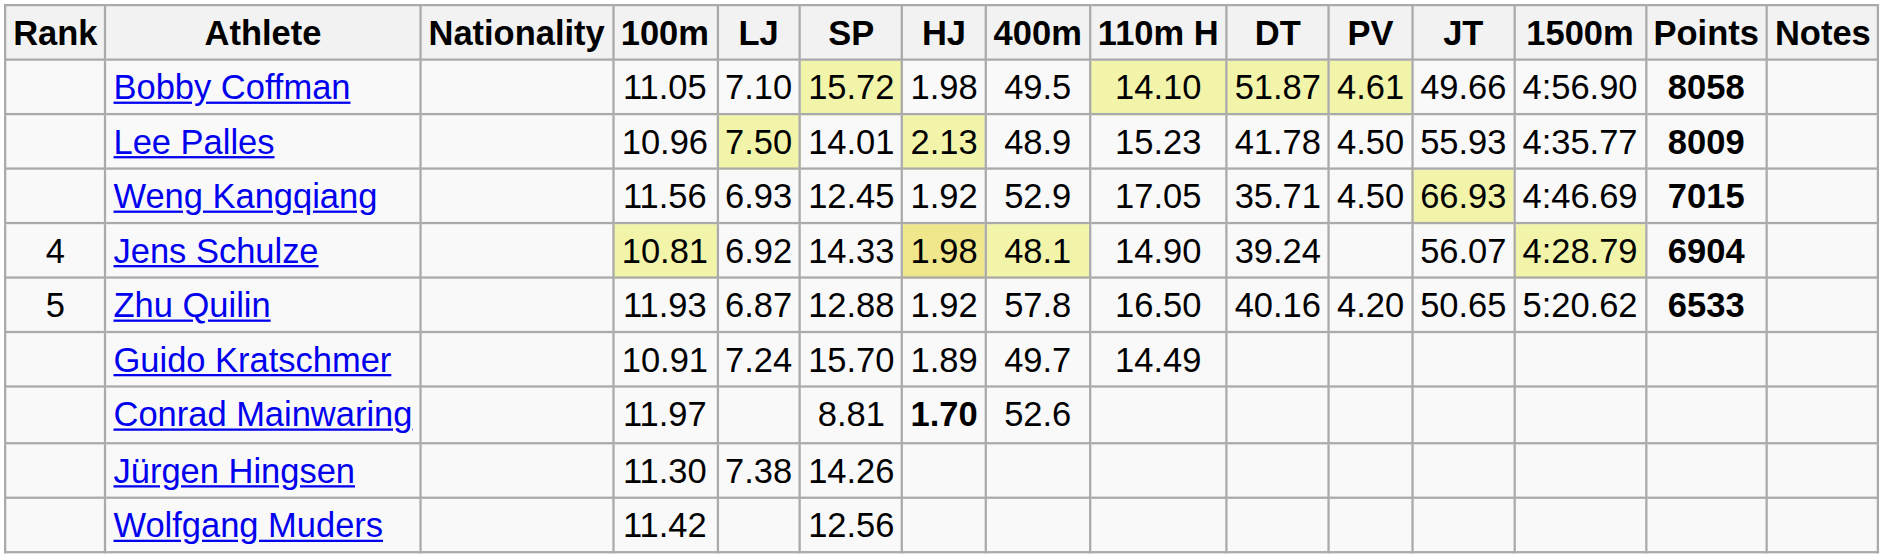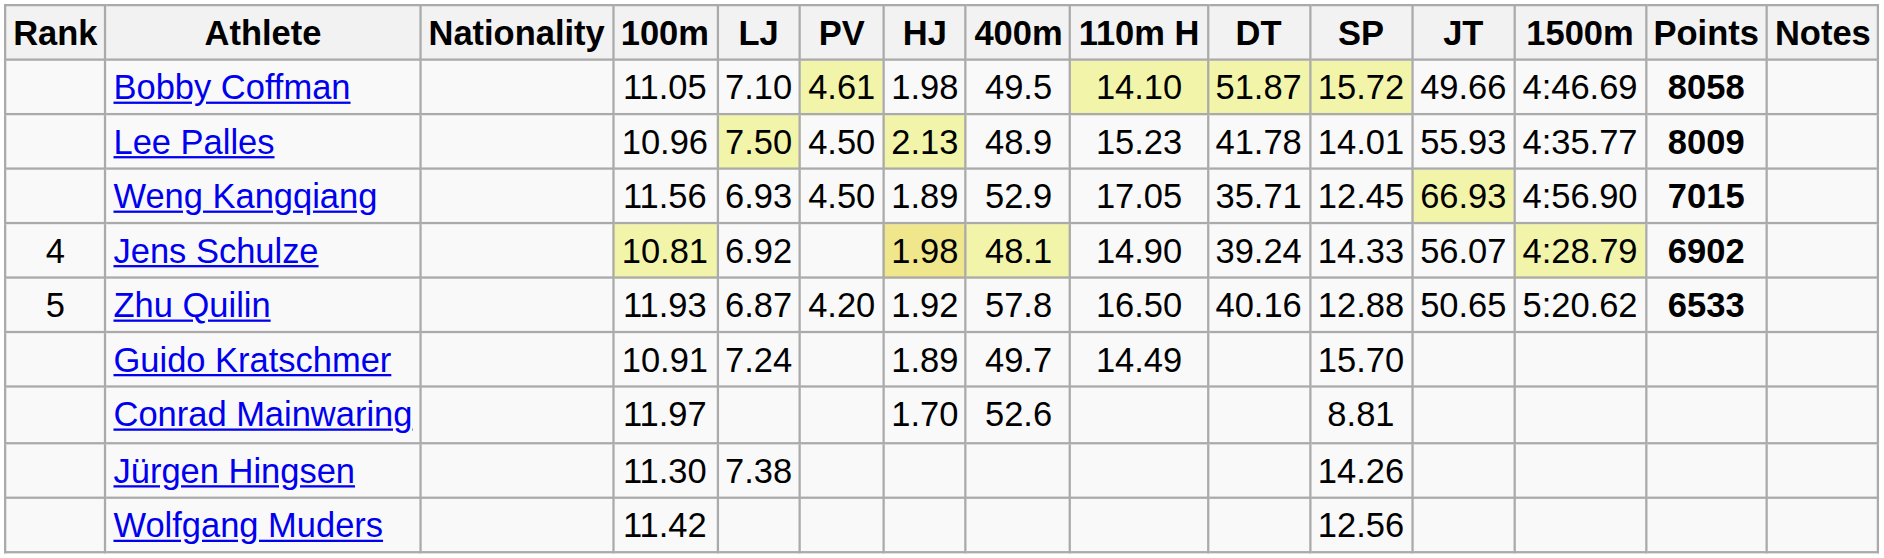columns swapped: (851, 33) <-> (1371, 33)
(1580, 87) 4:56.90 -> (1580, 87) 4:46.69
(944, 196) 1.92 -> (925, 196) 1.89
(1580, 196) 4:46.69 -> (1580, 196) 4:56.90
(1706, 251) 6904 -> (1706, 251) 6902
(944, 415) bold -> (925, 415) normal
